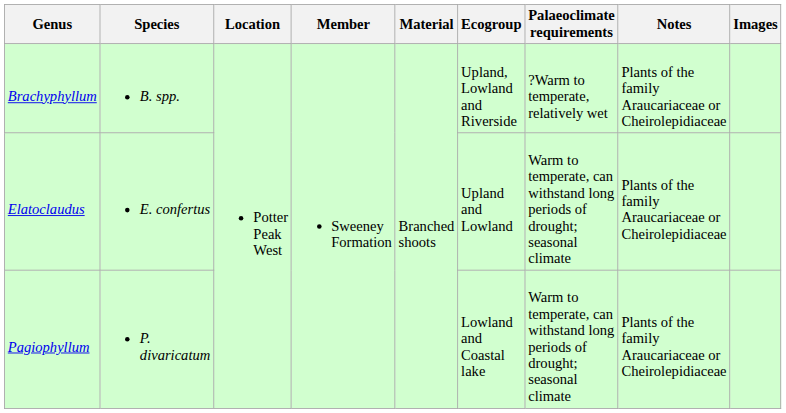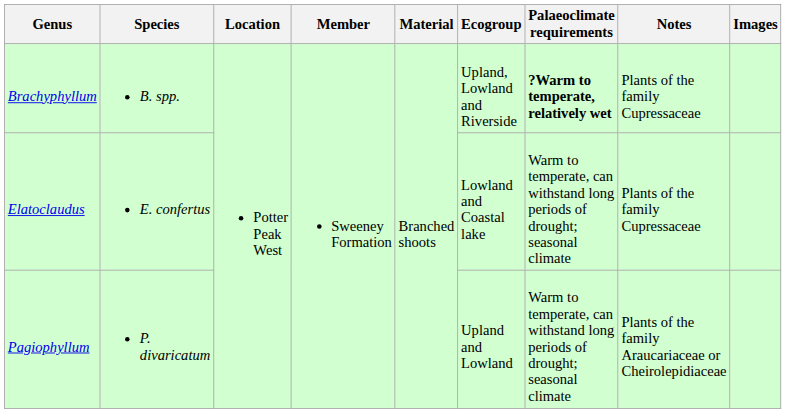(568, 96) normal -> (570, 96) bold
(674, 96) Plants of the family Araucariaceae or Cheirolepidiaceae -> (661, 96) Plants of the family Cupressaceae
(487, 209) Upland and Lowland -> (487, 209) Lowland and Coastal lake
(674, 209) Plants of the family Araucariaceae or Cheirolepidiaceae -> (661, 209) Plants of the family Cupressaceae
(487, 347) Lowland and Coastal lake -> (487, 347) Upland and Lowland
